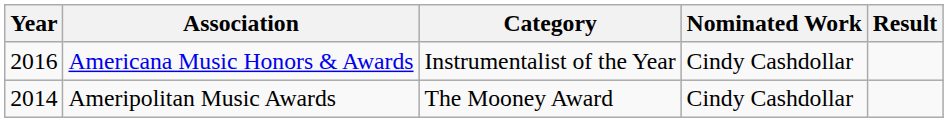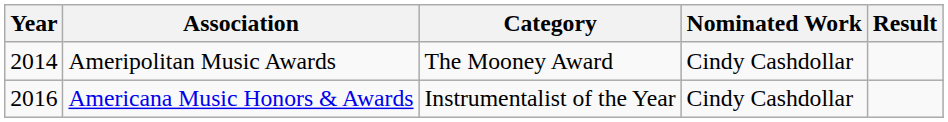rows swapped: (202, 98) <-> (241, 60)
